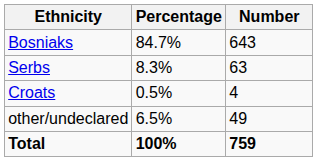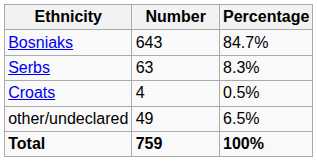columns swapped: (269, 17) <-> (179, 17)
